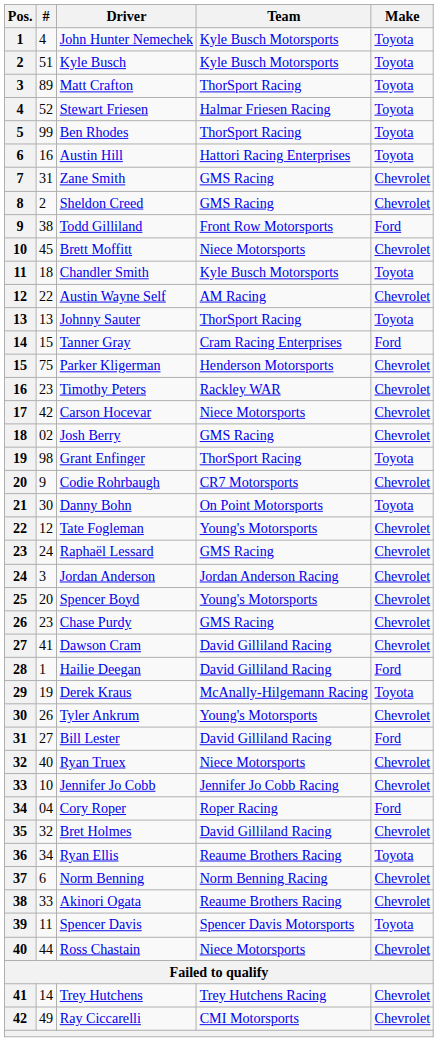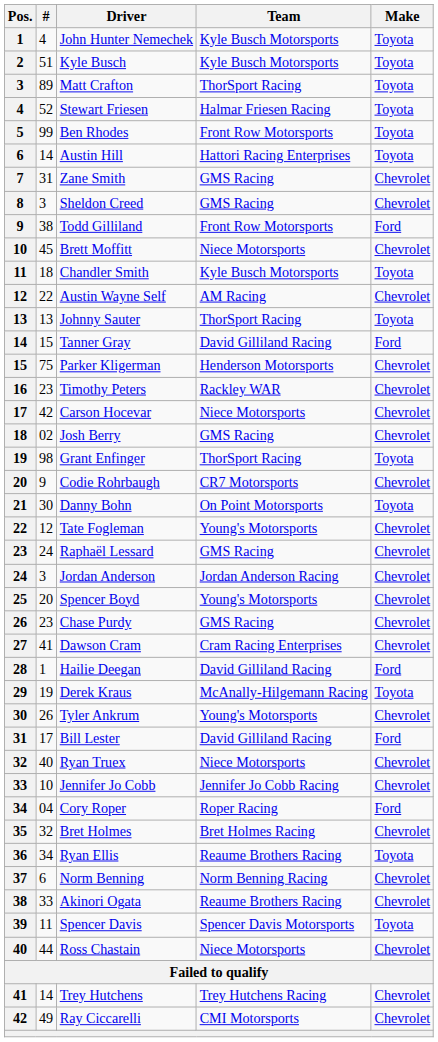(250, 132) ThorSport Racing -> (266, 132) Front Row Motorsports
(46, 156) 16 -> (46, 156) 14
(43, 202) 2 -> (43, 202) 3
(271, 342) Cram Racing Enterprises -> (266, 342) David Gilliland Racing
(266, 645) David Gilliland Racing -> (271, 645) Cram Racing Enterprises
(46, 738) 27 -> (46, 738) 17
(266, 832) David Gilliland Racing -> (257, 832) Bret Holmes Racing
